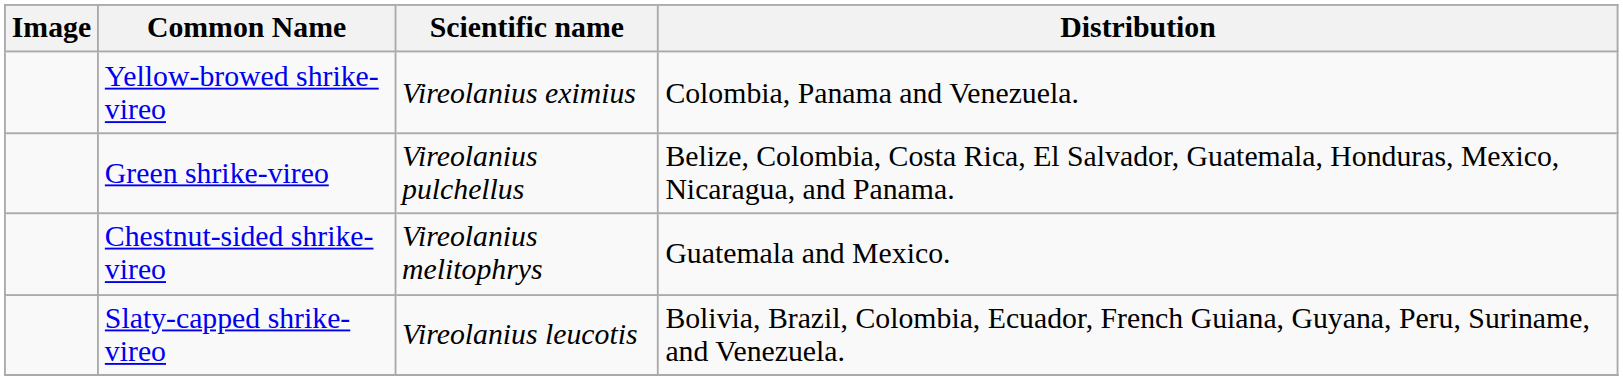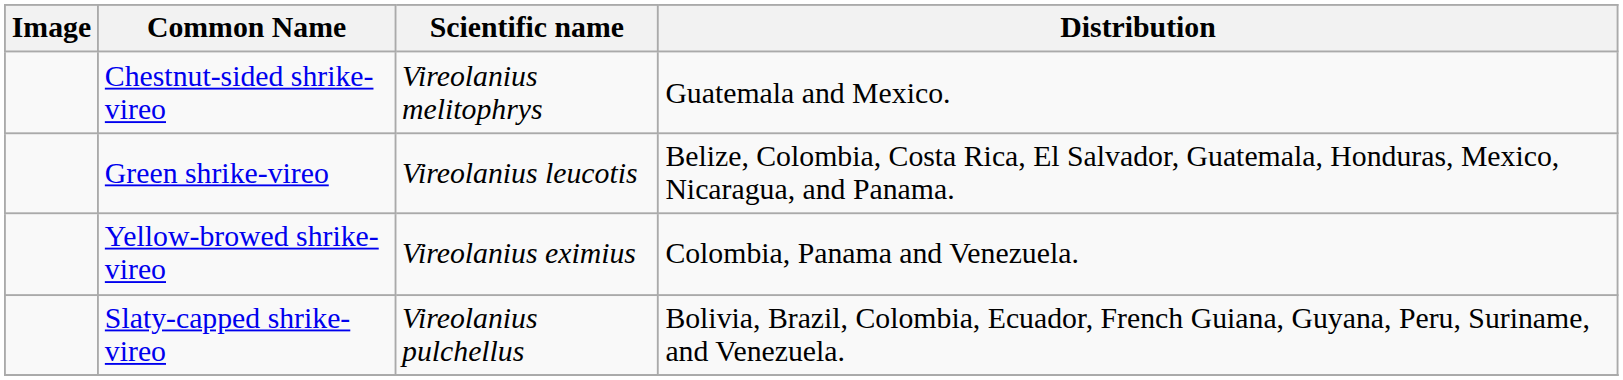rows swapped: (239, 253) <-> (242, 92)
(470, 172) Vireolanius pulchellus -> (520, 172) Vireolanius leucotis
(520, 334) Vireolanius leucotis -> (470, 334) Vireolanius pulchellus
